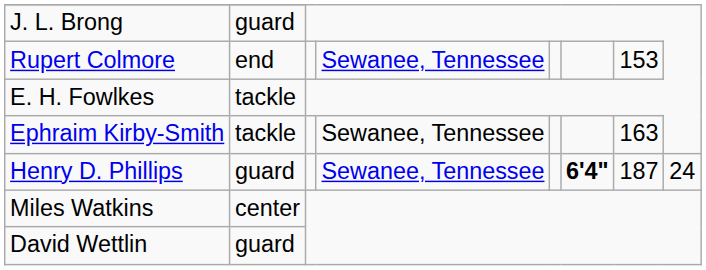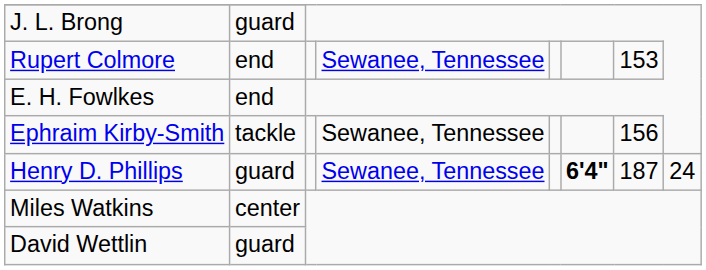(266, 97) tackle -> (255, 97) end
(639, 134) 163 -> (639, 134) 156
